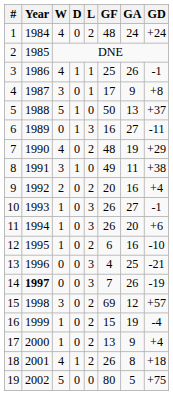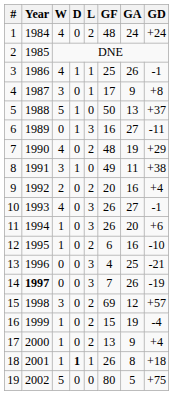(61, 206) 1 -> (61, 206) 4
(61, 361) 4 -> (61, 361) 1
(77, 361) normal -> (77, 361) bold
(91, 361) 2 -> (91, 361) 1
